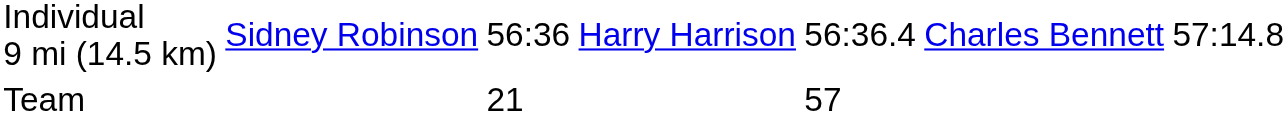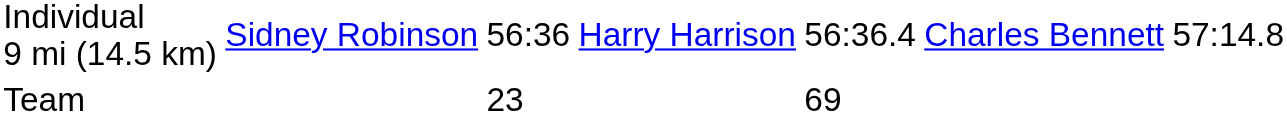(505, 100) 21 -> (505, 100) 23
(823, 100) 57 -> (823, 100) 69
